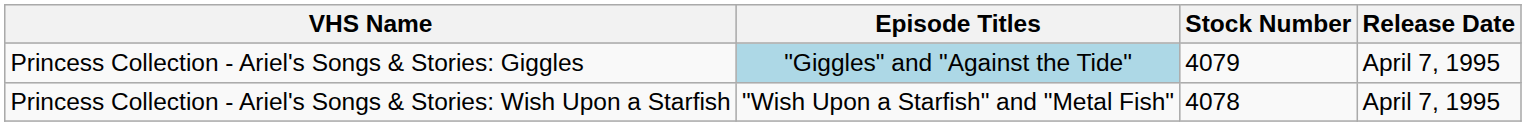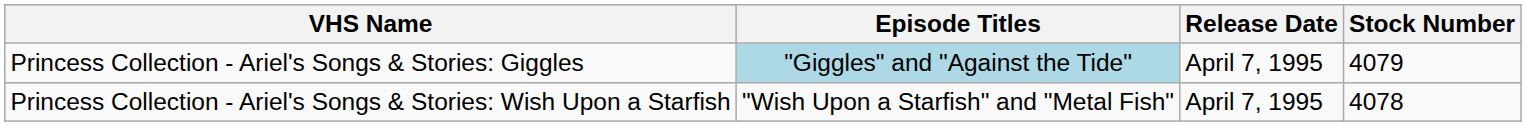columns swapped: (1439, 23) <-> (1268, 23)
